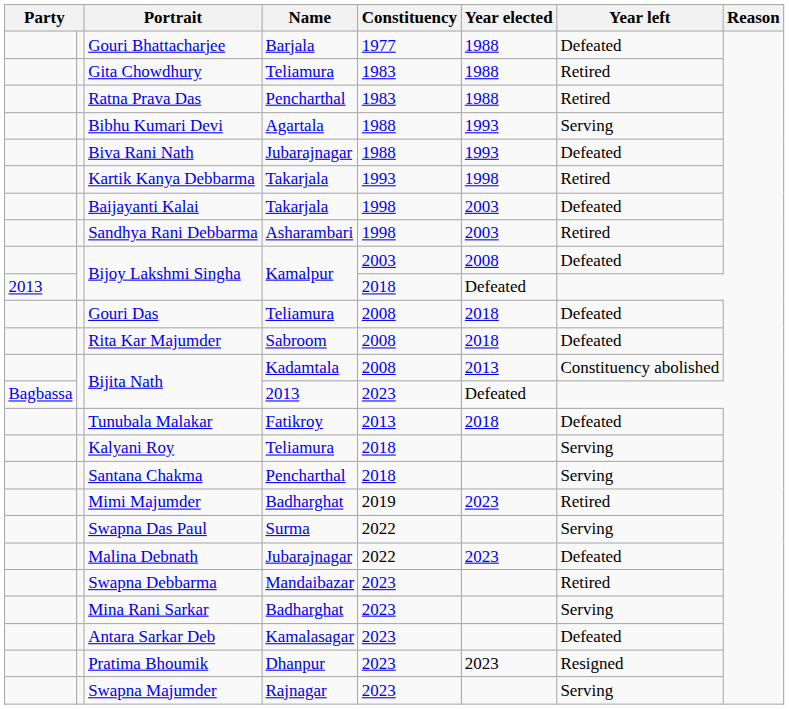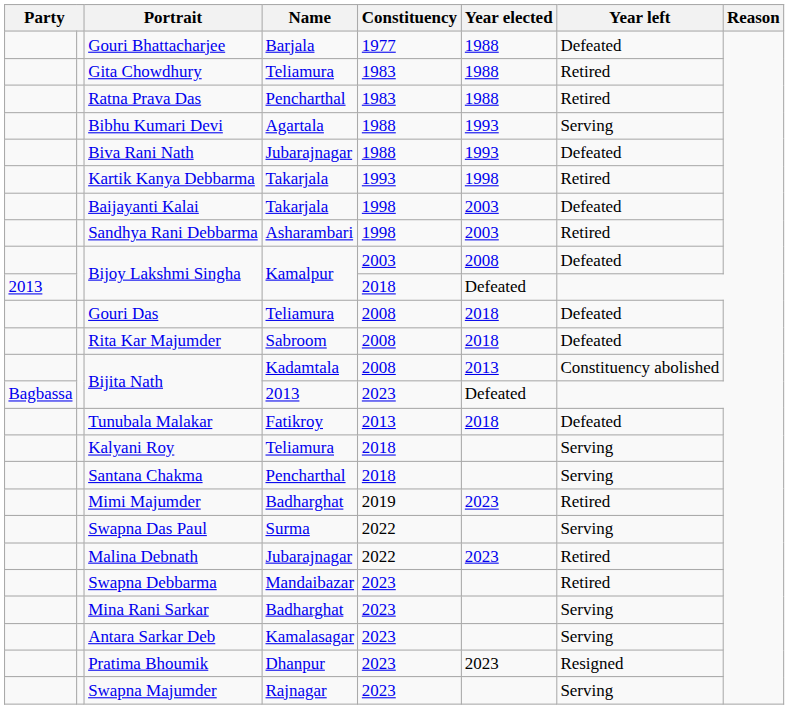(591, 555) Defeated -> (585, 555) Retired
(591, 636) Defeated -> (587, 636) Serving
